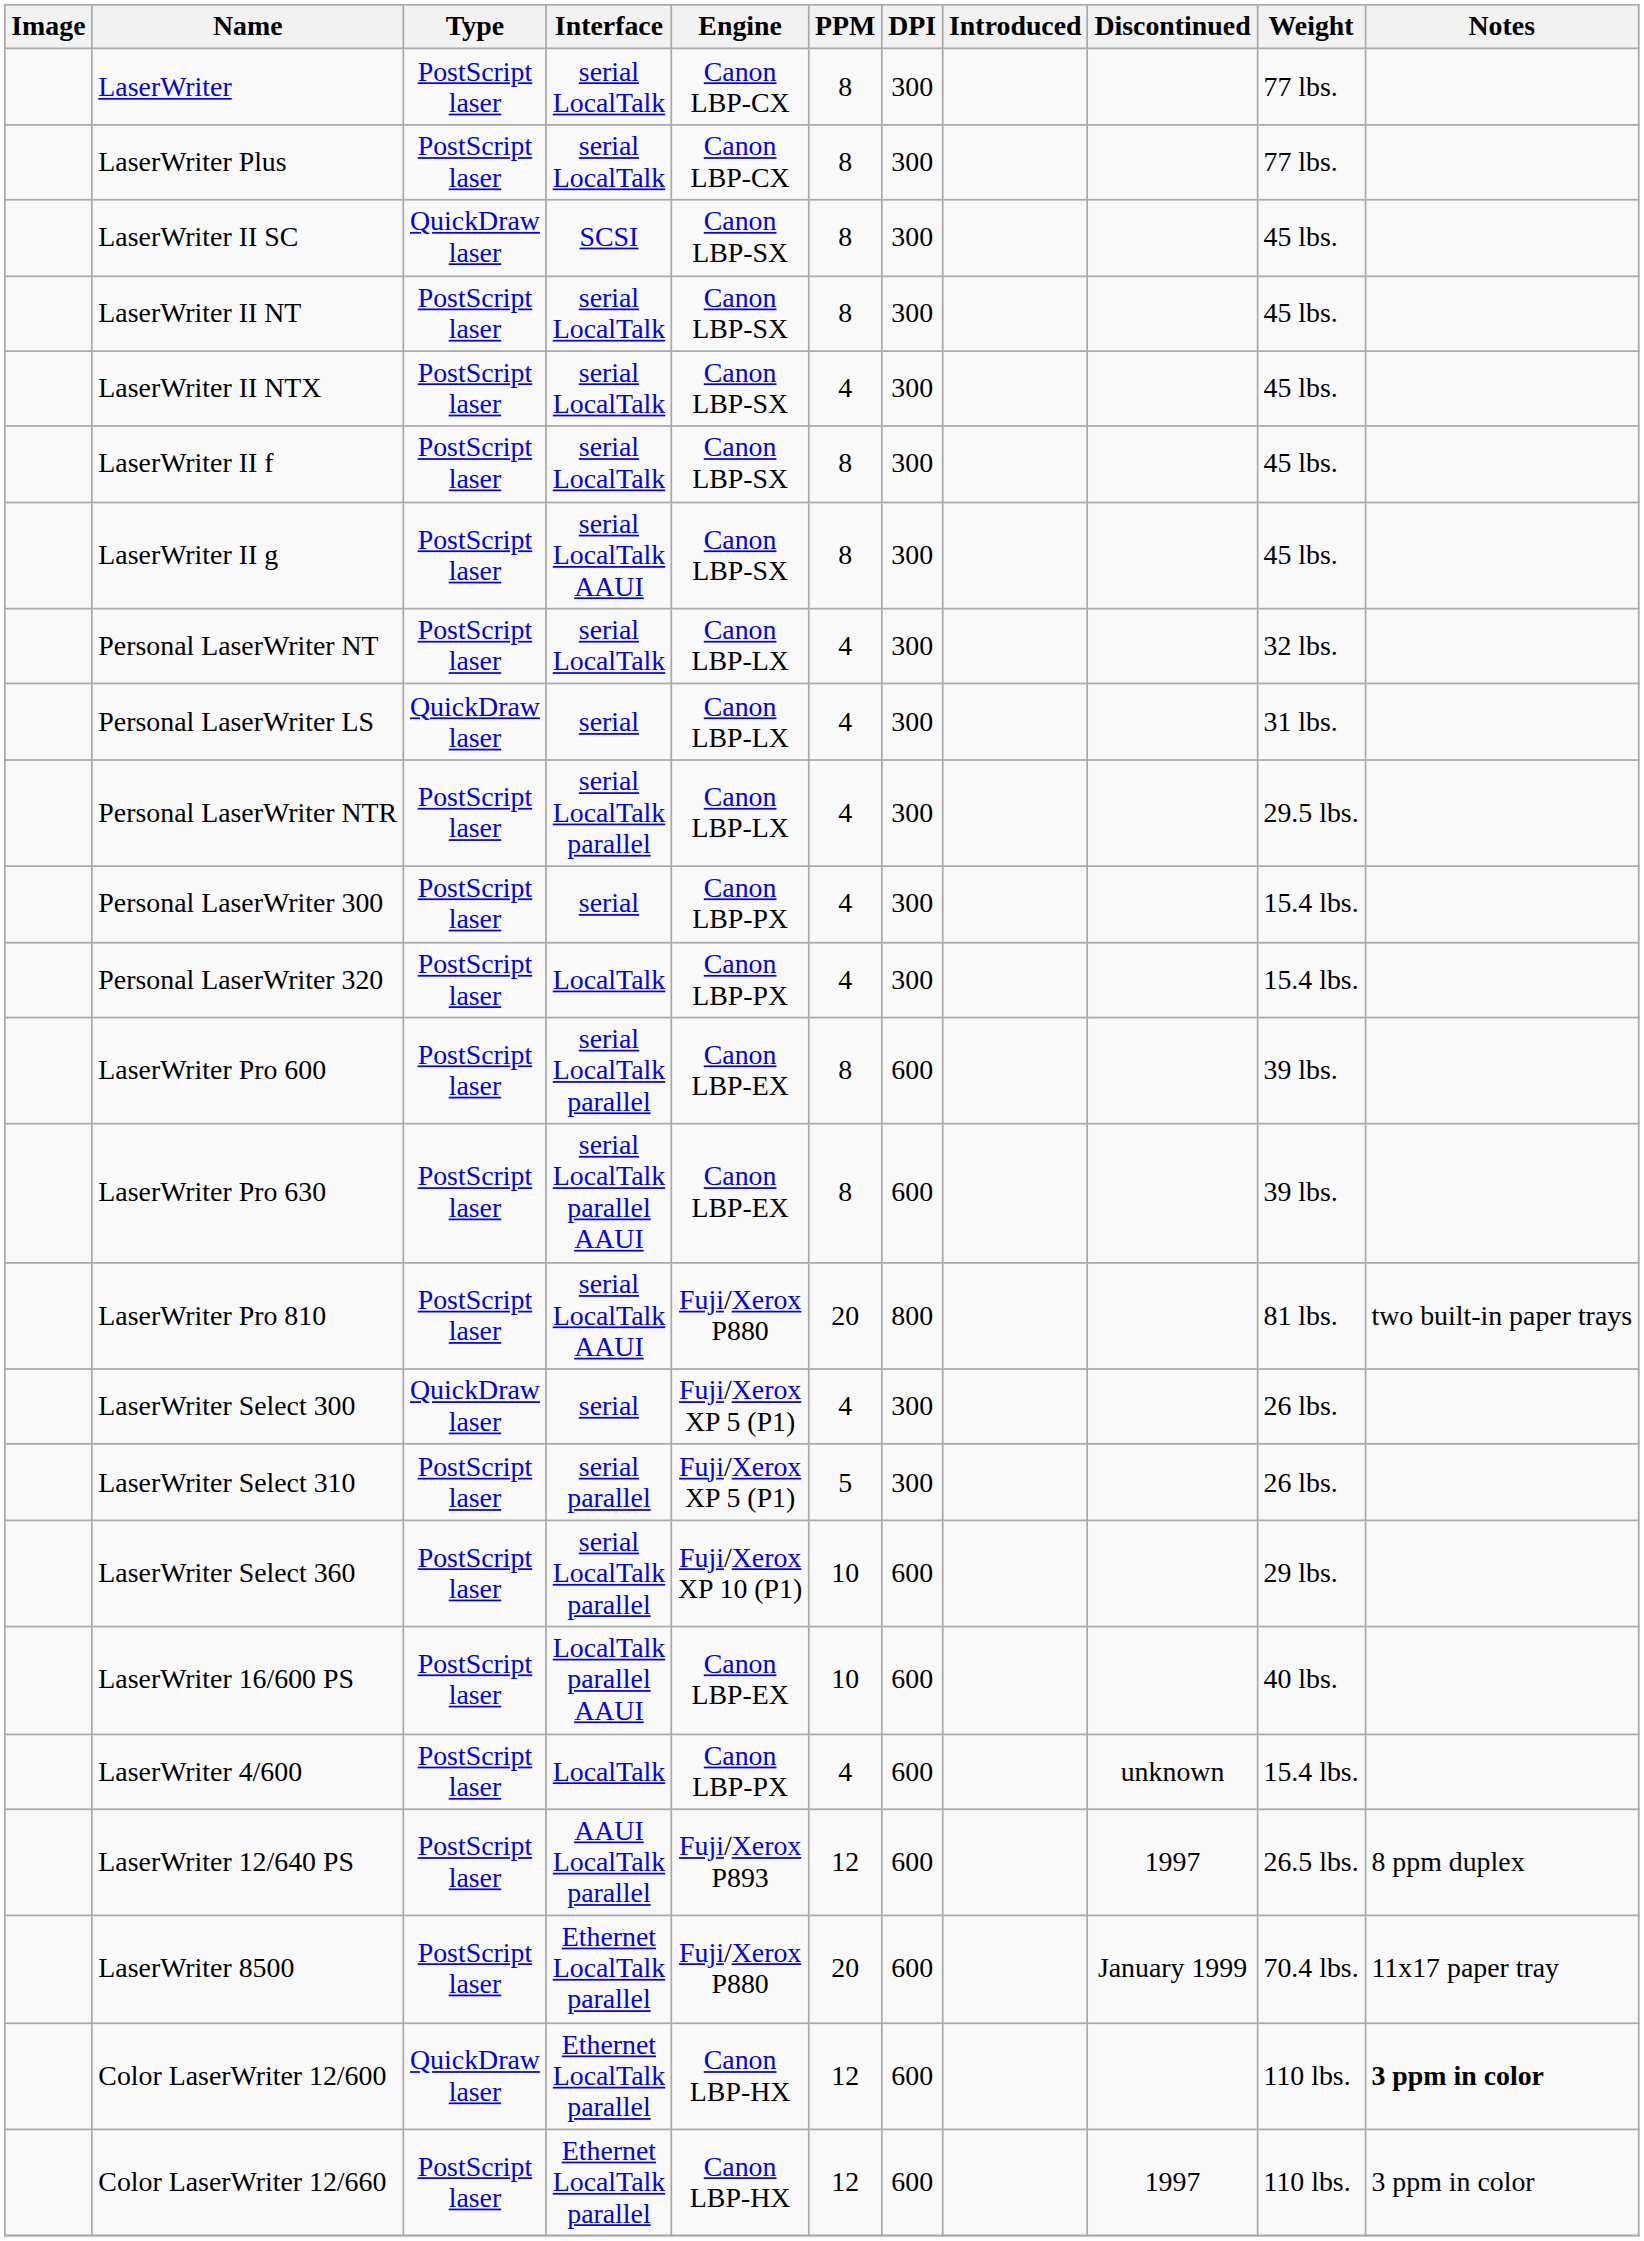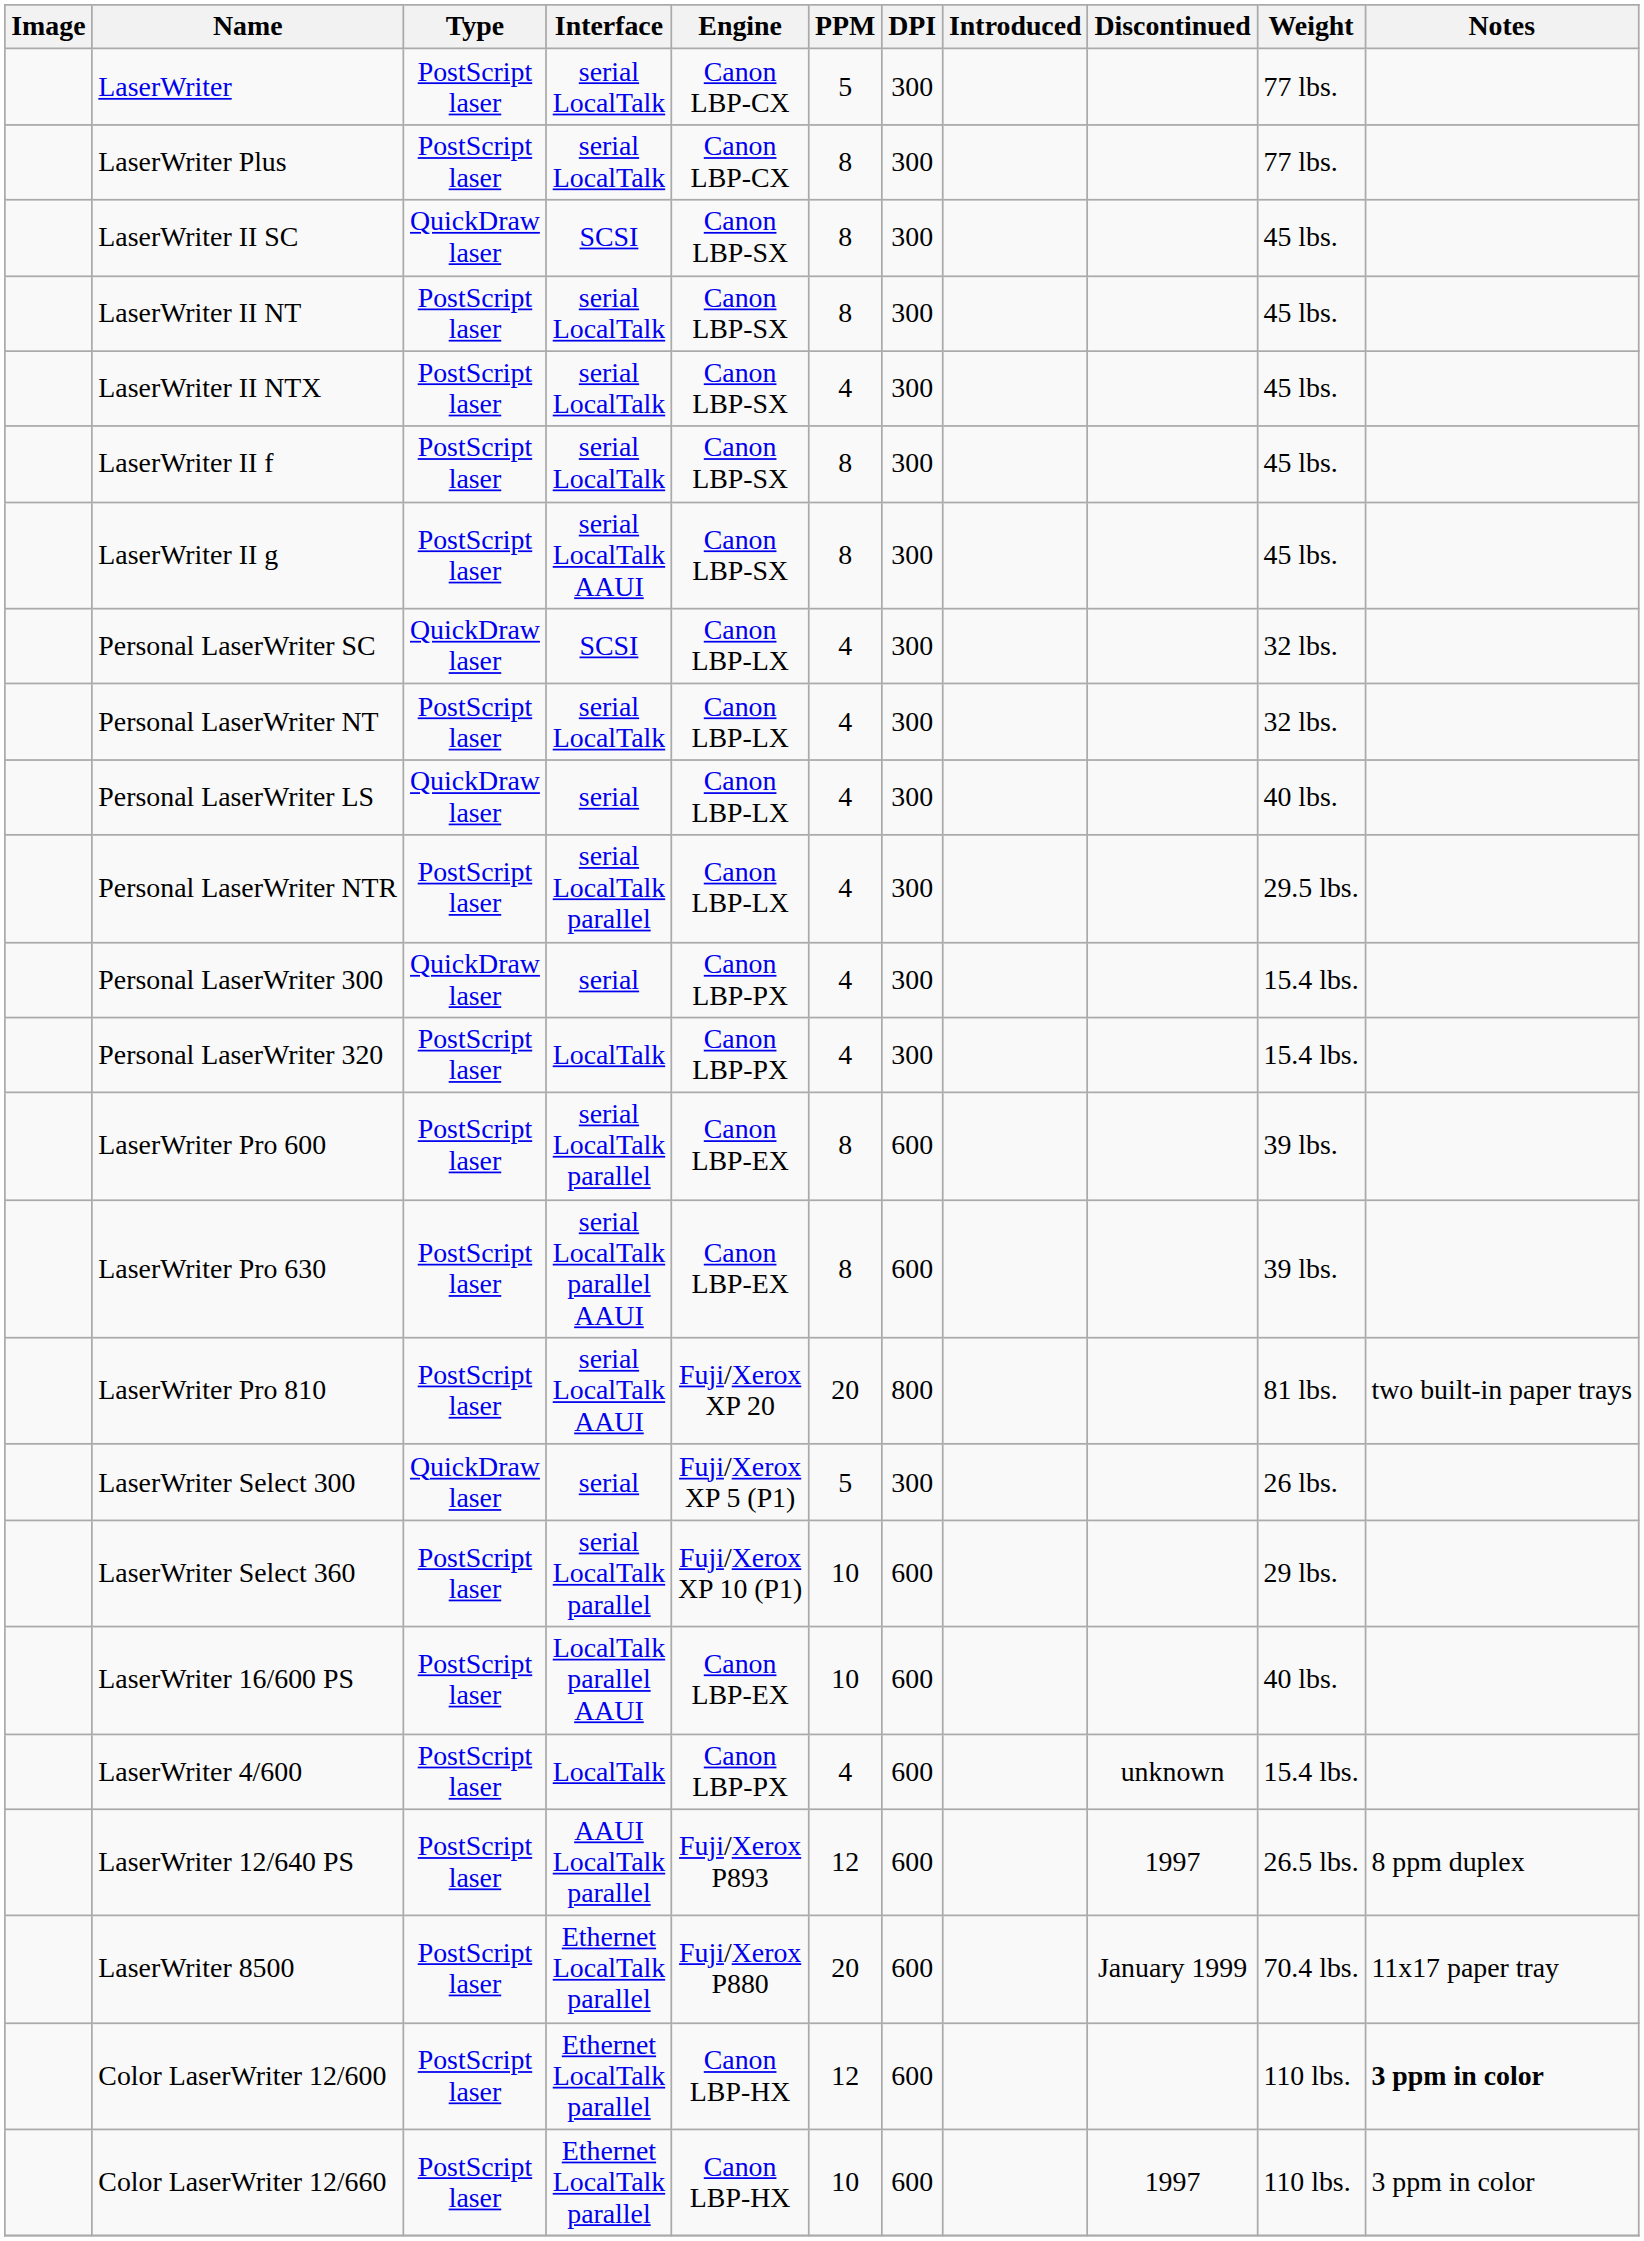(845, 86) 8 -> (845, 86) 5
+ row: (237, 646)
(1301, 721) 31 lbs. -> (1301, 796) 40 lbs.
(475, 903) PostScript laser -> (475, 979) QuickDraw laser
(740, 1315) Fuji/Xerox P880 -> (740, 1390) Fuji/Xerox XP 20
(845, 1406) 4 -> (845, 1481) 5
- row: (227, 1481)
(475, 2075) QuickDraw laser -> (475, 2075) PostScript laser
(845, 2182) 12 -> (845, 2182) 10
